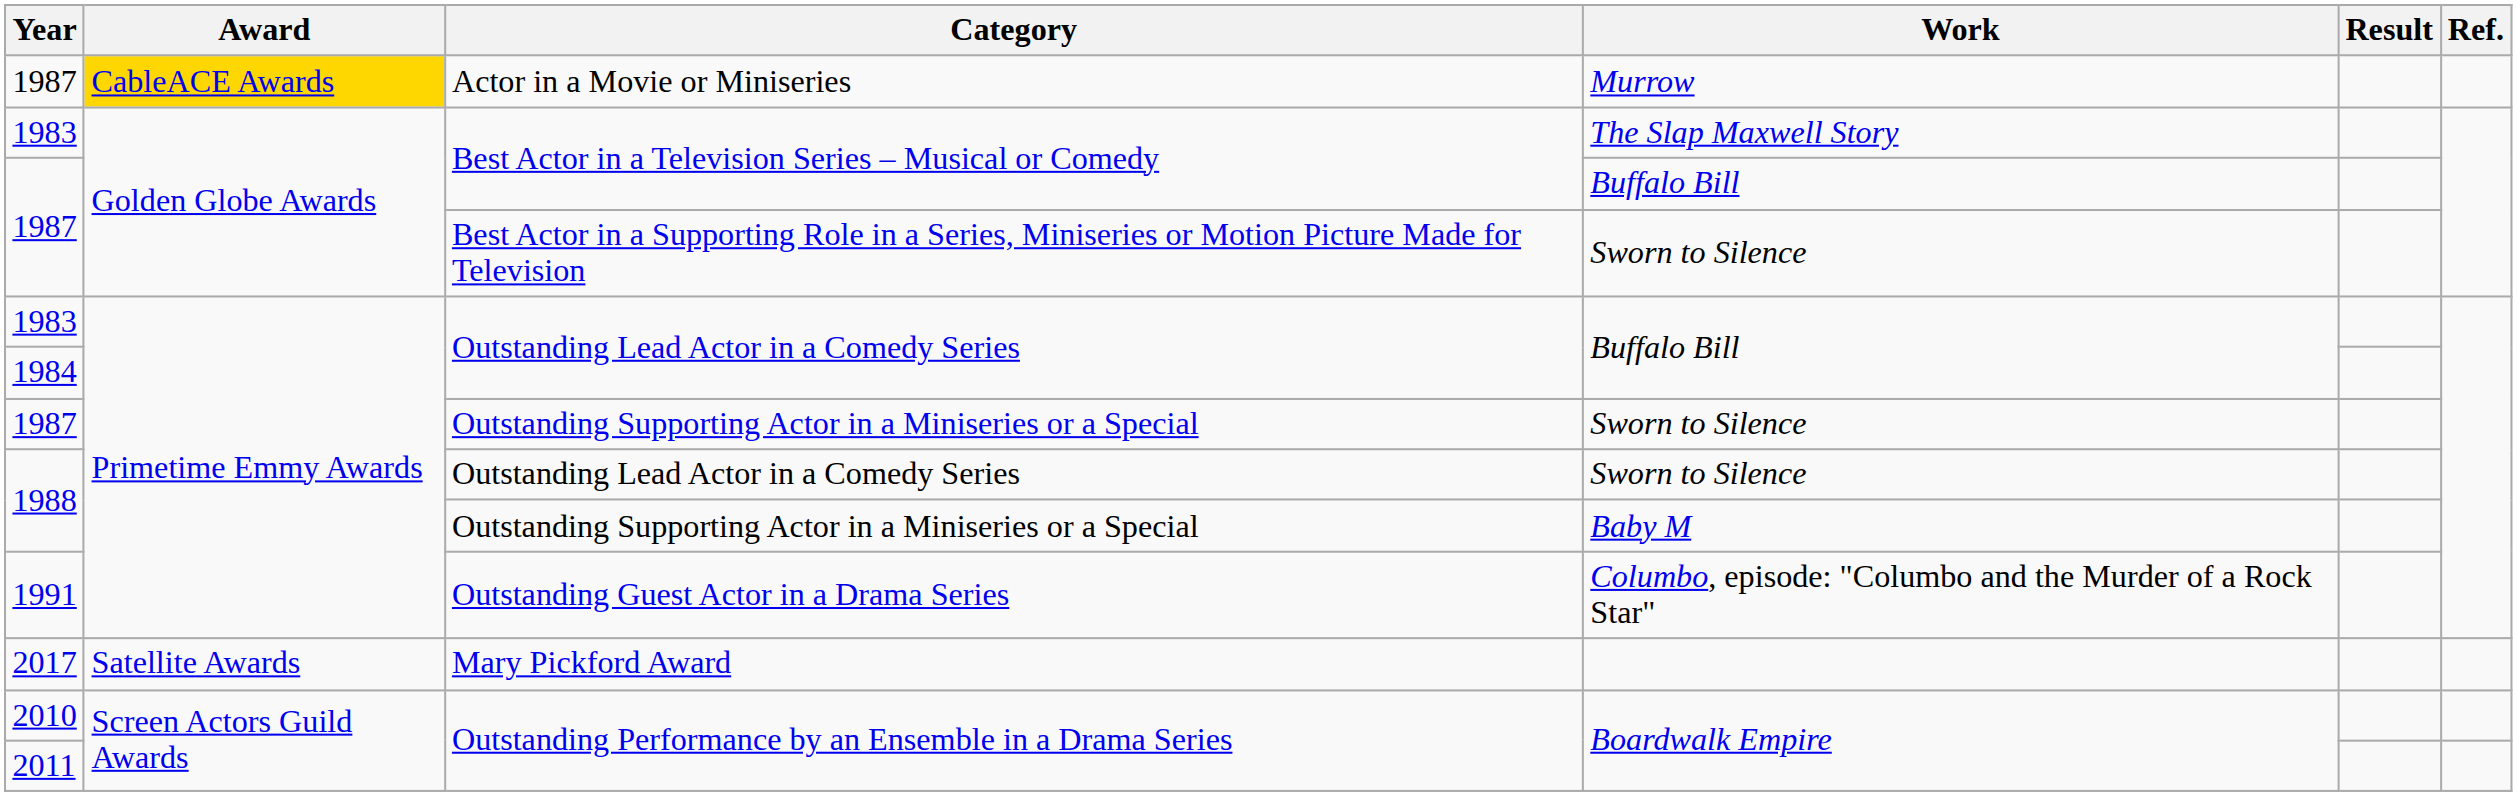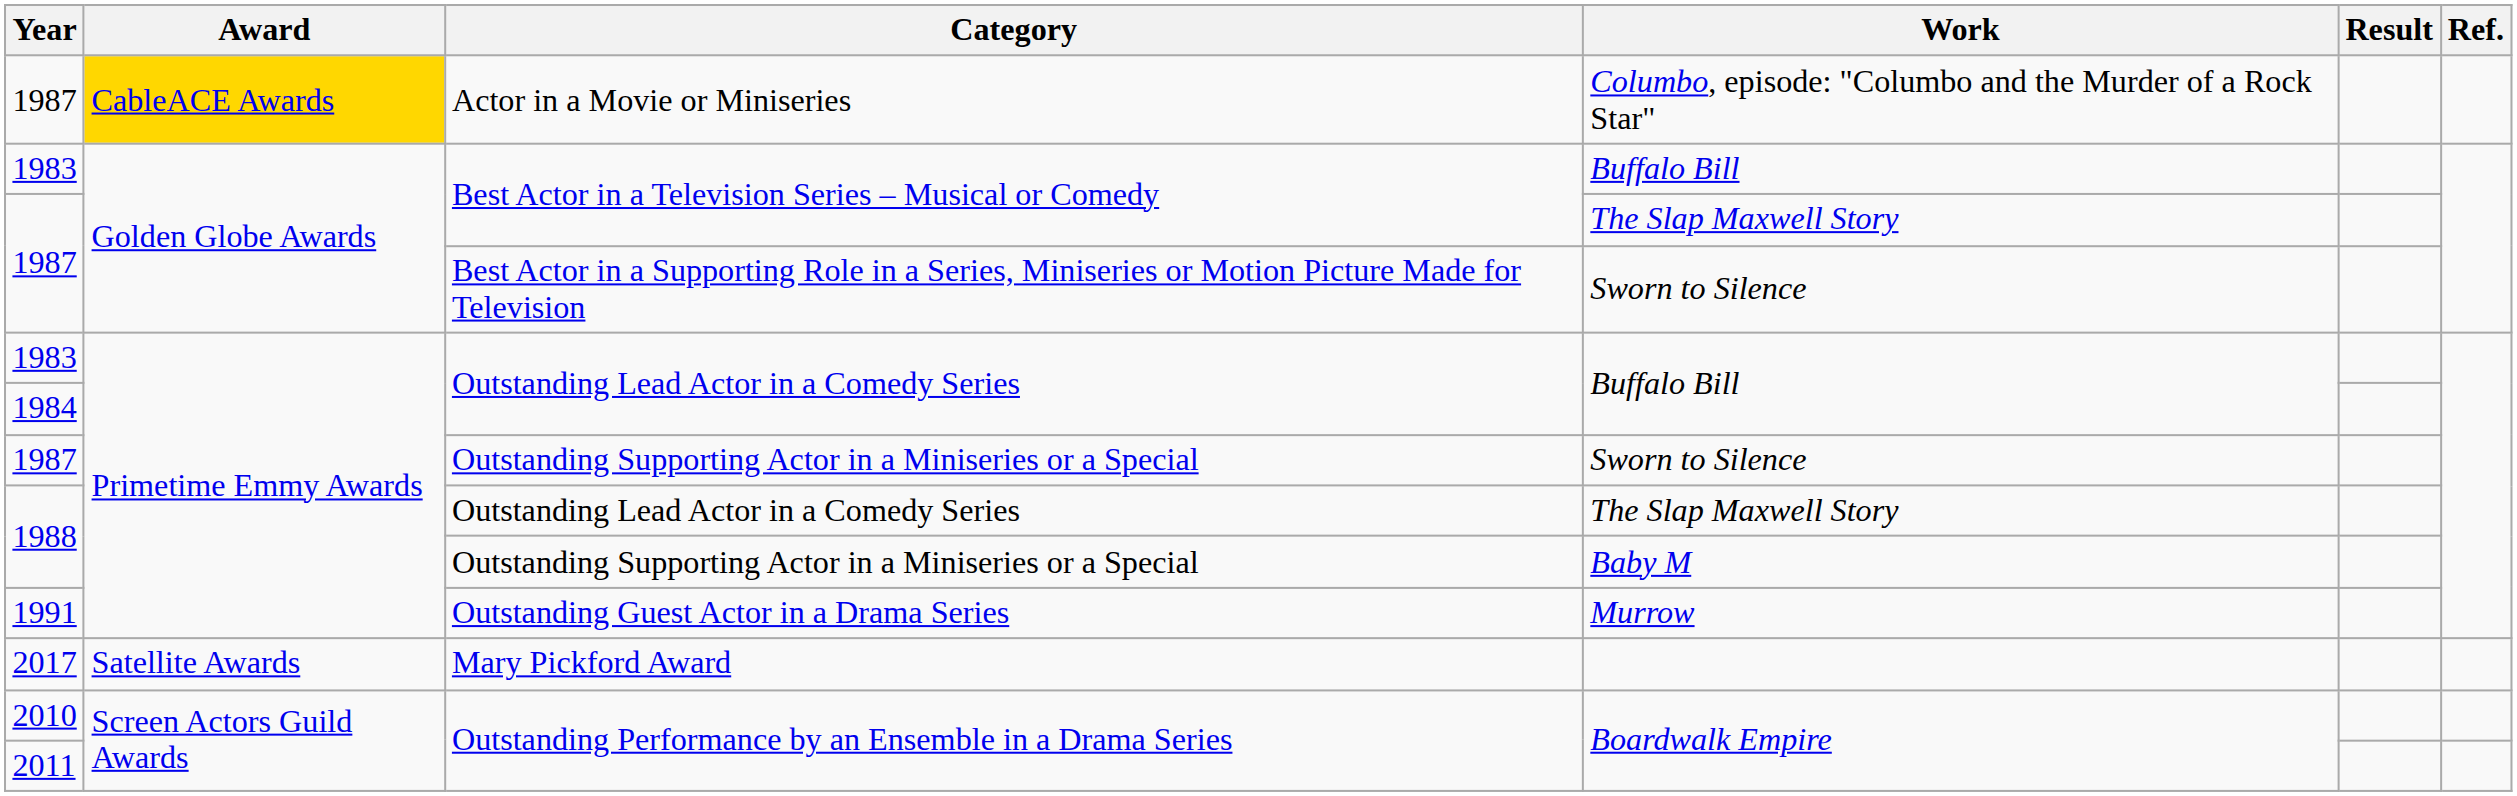(1642, 81) Murrow -> (1951, 99) Columbo, episode: "Columbo and the Murder of a Rock Star"
(1744, 132) The Slap Maxwell Story -> (1665, 168) Buffalo Bill
(1665, 183) Buffalo Bill -> (1744, 219) The Slap Maxwell Story
(1698, 474) Sworn to Silence -> (1744, 510) The Slap Maxwell Story
(1951, 594) Columbo, episode: "Columbo and the Murder of a Rock Star" -> (1642, 612) Murrow
